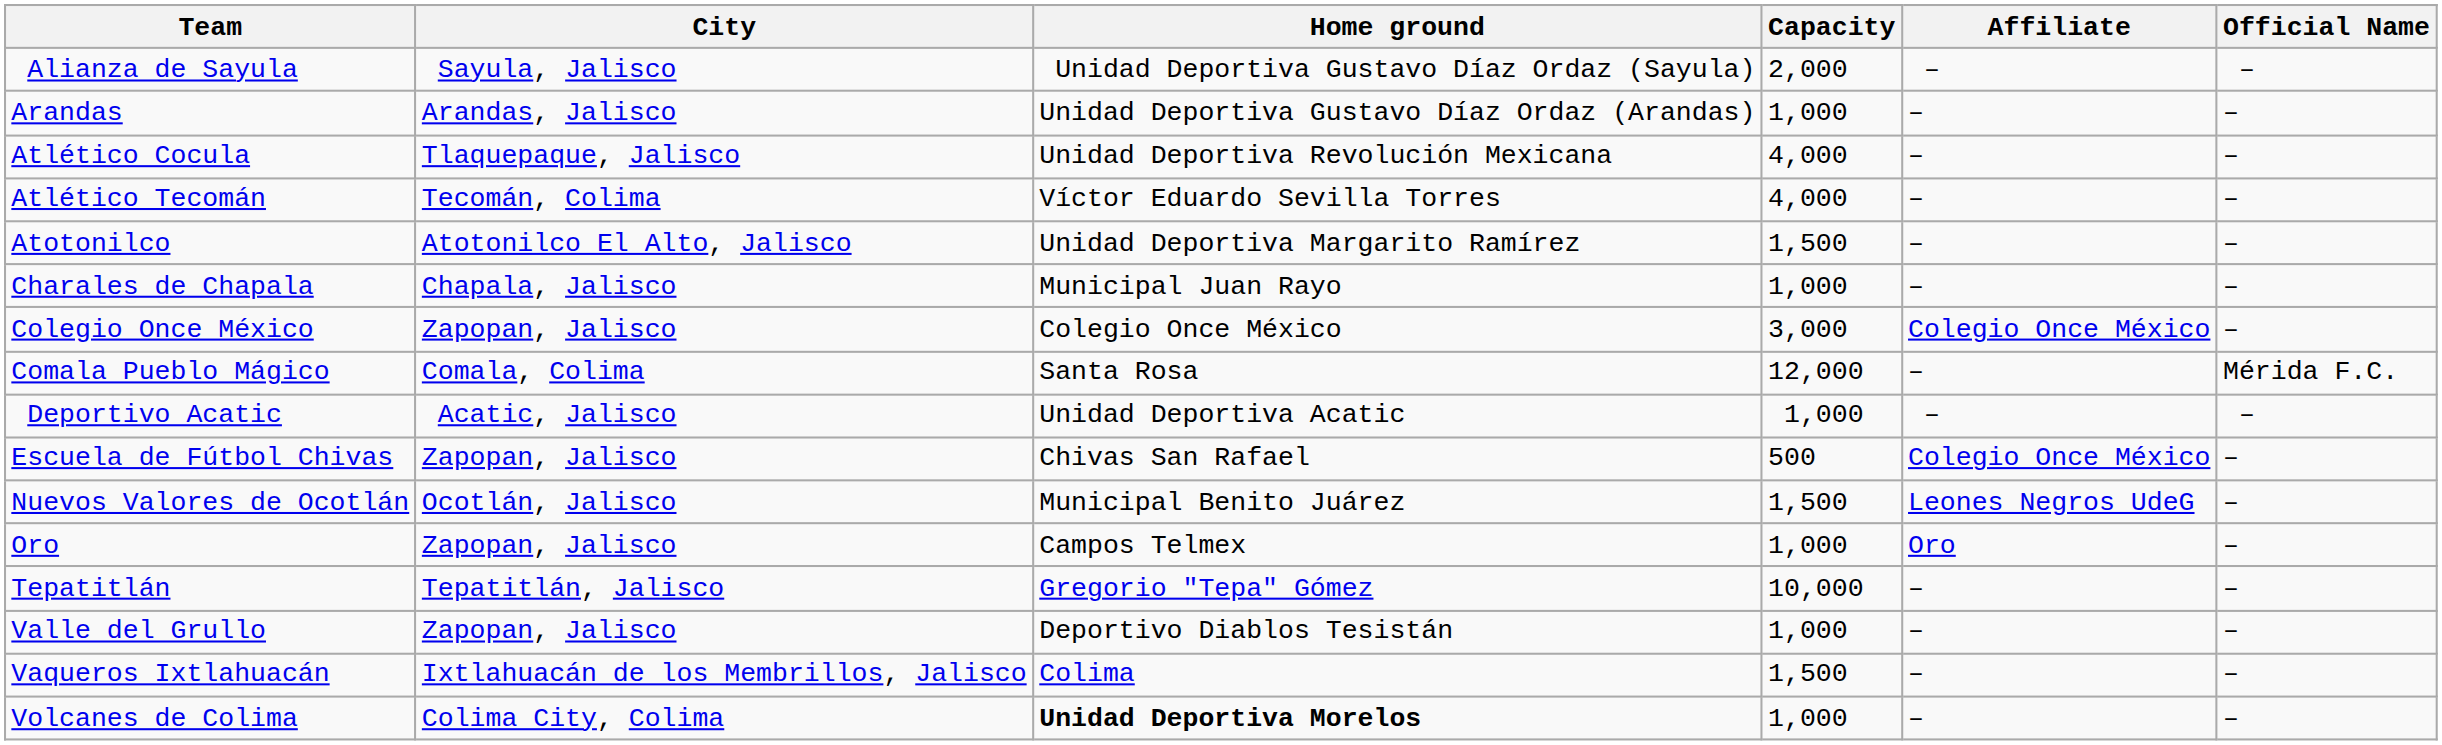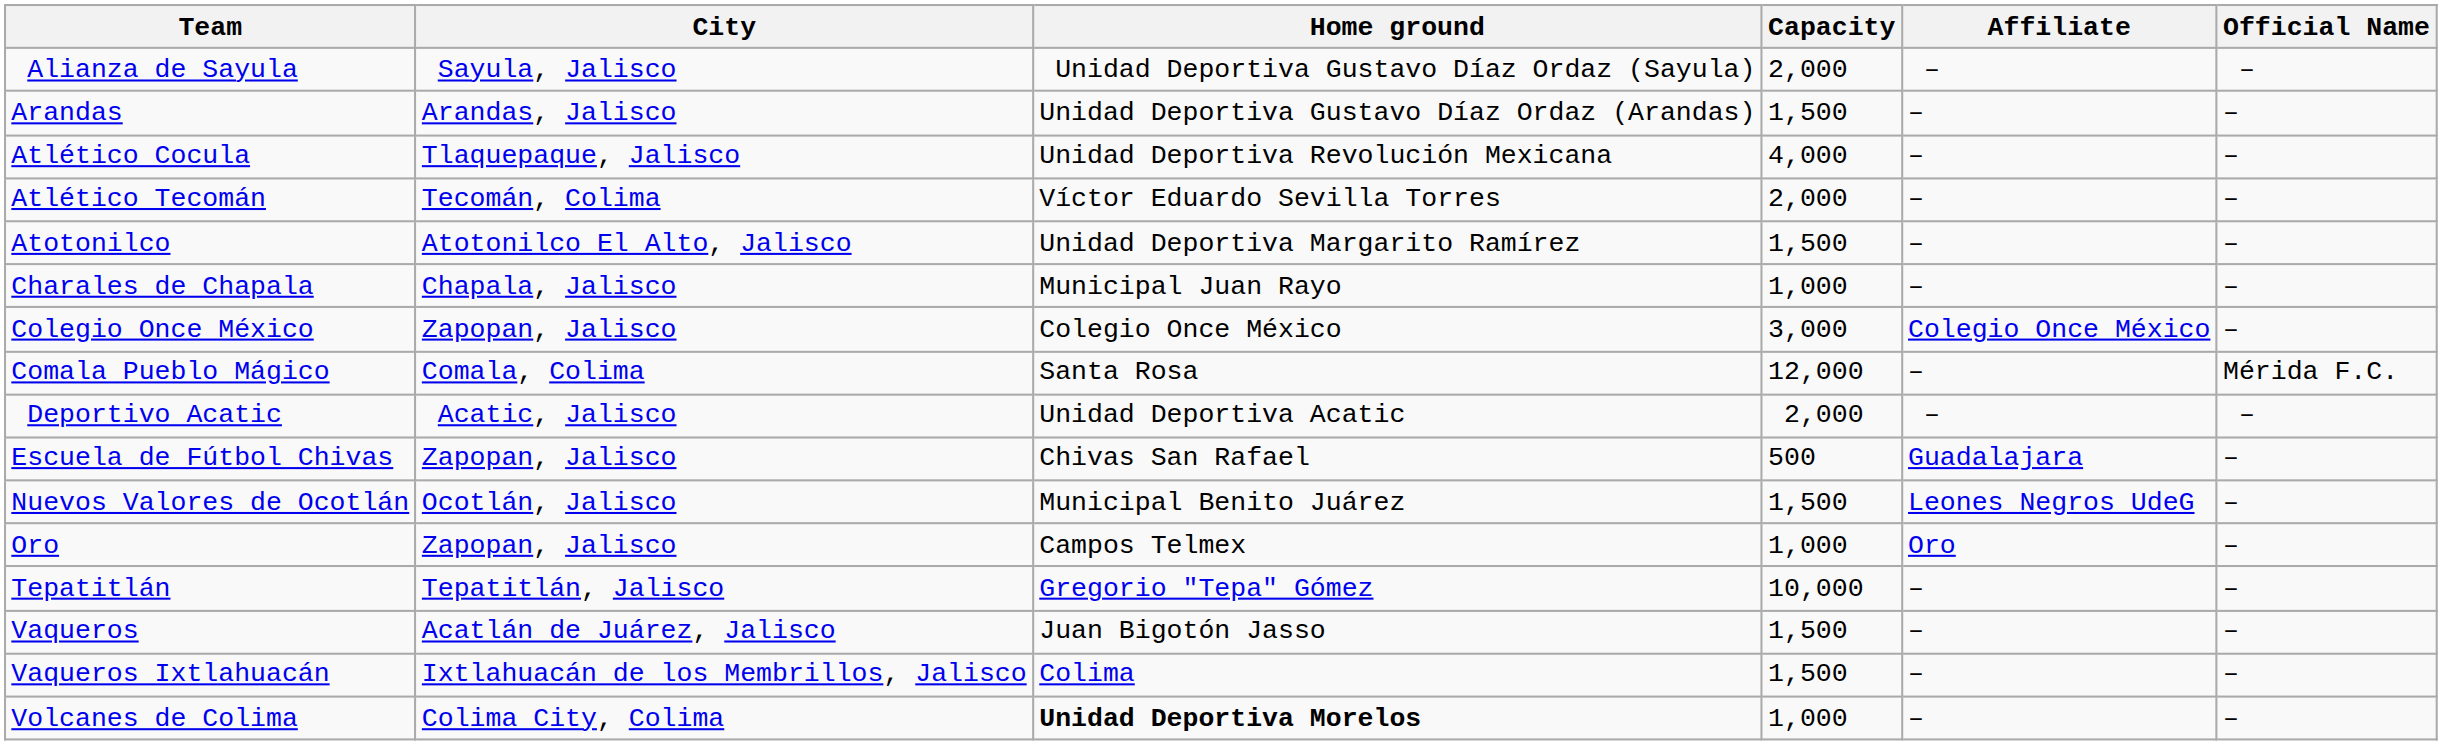(1808, 113) 1,000 -> (1808, 113) 1,500
(1808, 200) 4,000 -> (1808, 200) 2,000
(1816, 416) 1,000 -> (1816, 416) 2,000
(2059, 459) Colegio Once México -> (1996, 459) Guadalajara
- row: (139, 632)
+ row: (75, 632)
